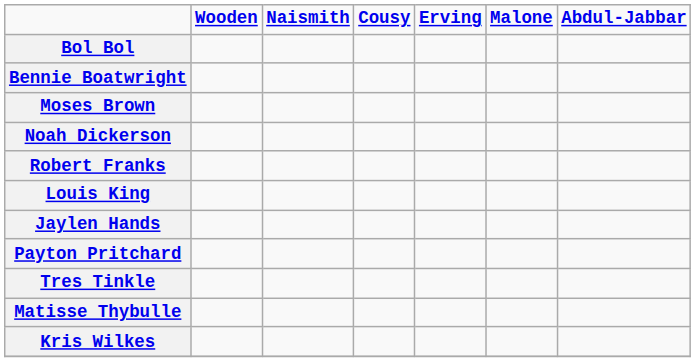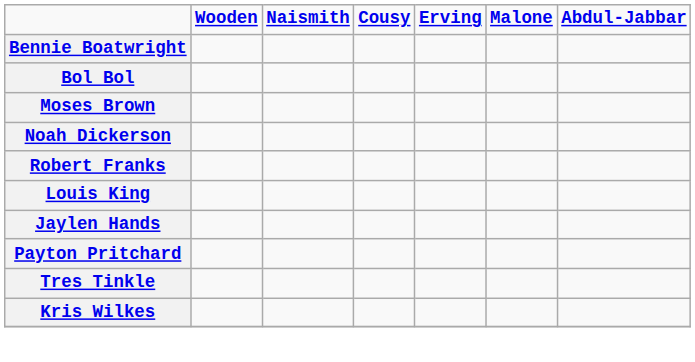rows swapped: (98, 78) <-> (98, 48)
- row: (98, 312)
